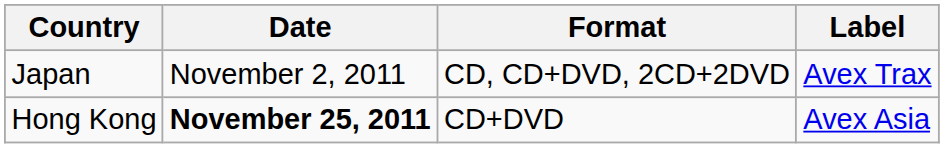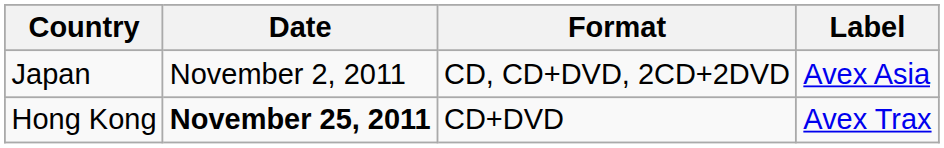(867, 73) Avex Trax -> (867, 73) Avex Asia
(867, 119) Avex Asia -> (867, 119) Avex Trax
